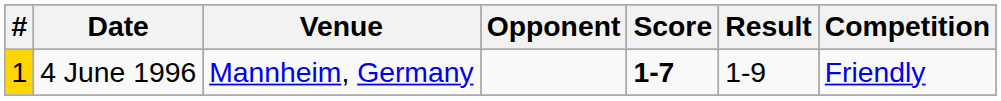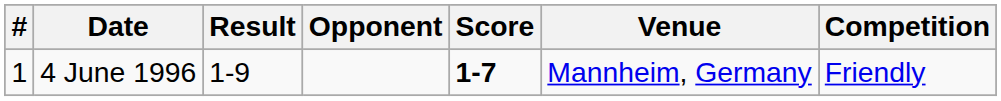columns swapped: (341, 26) <-> (768, 26)
(19, 71) gold background -> (19, 71) no background
